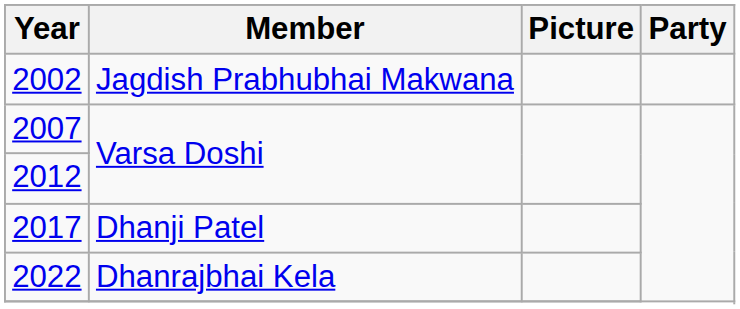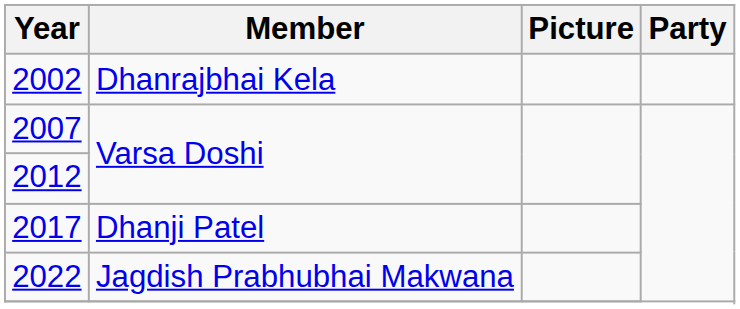(305, 78) Jagdish Prabhubhai Makwana -> (216, 78) Dhanrajbhai Kela
(216, 276) Dhanrajbhai Kela -> (305, 276) Jagdish Prabhubhai Makwana
